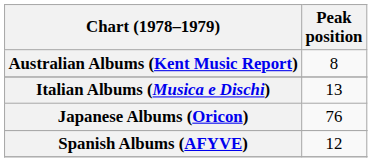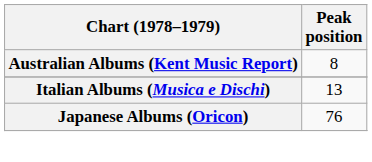- row: (153, 143)
